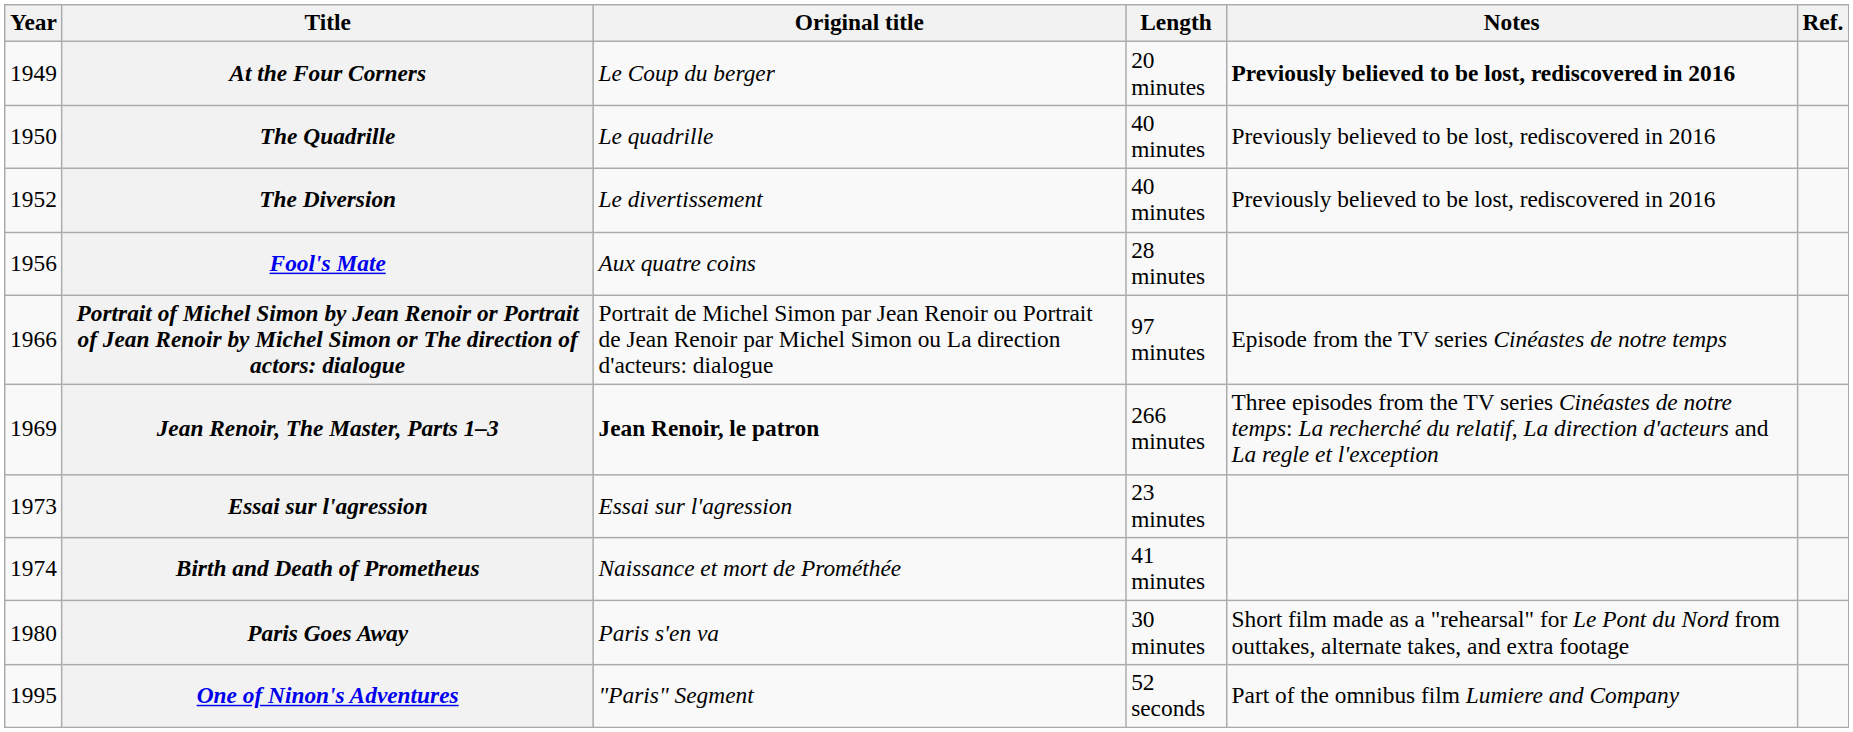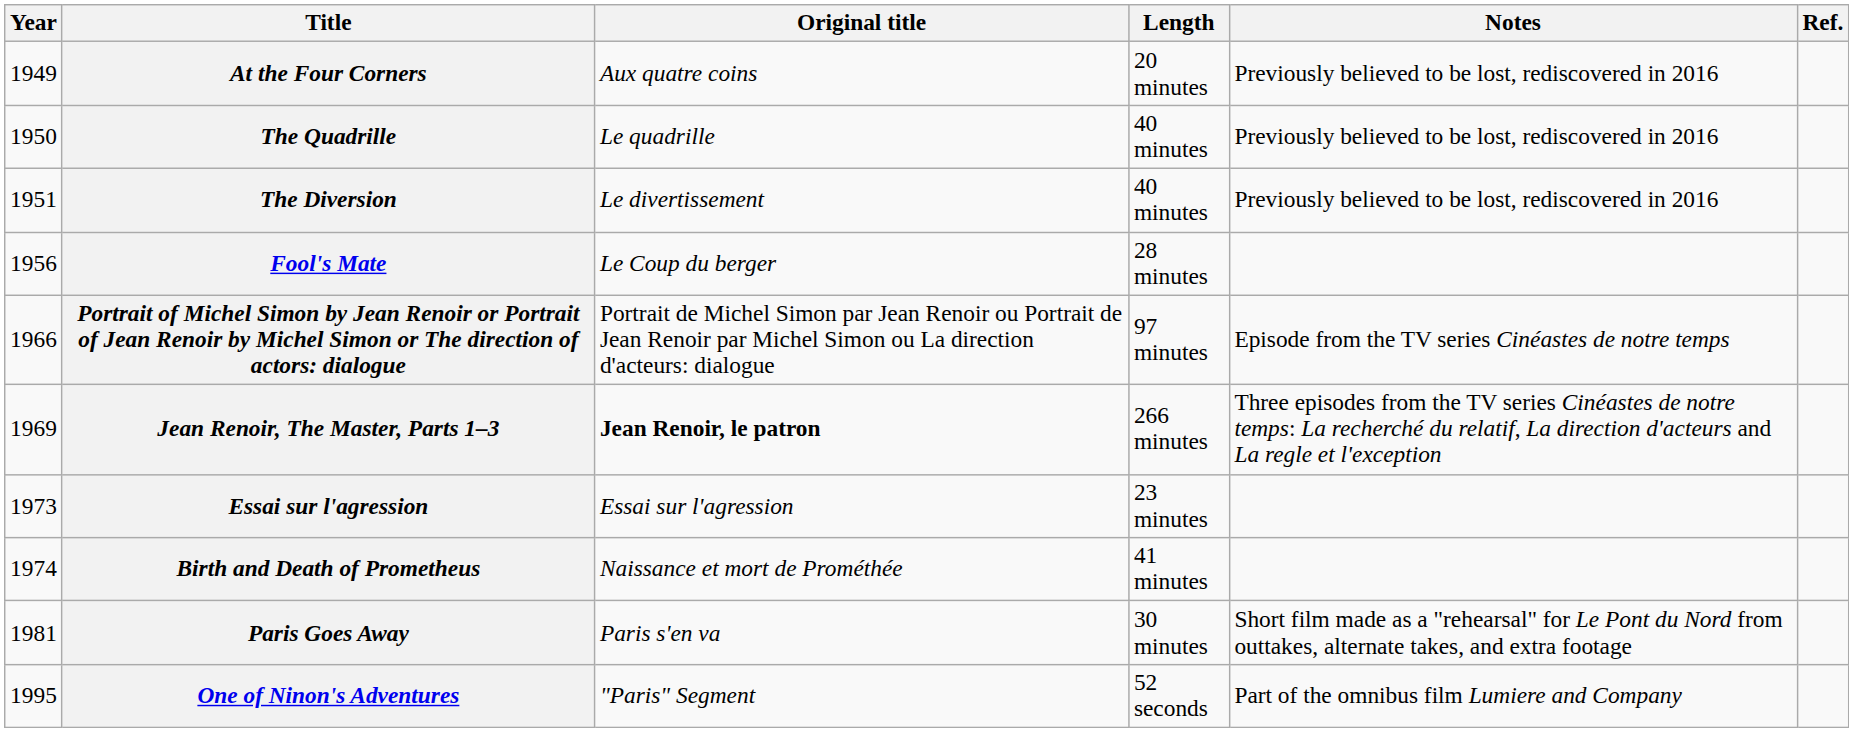(687, 73) Le Coup du berger -> (679, 73) Aux quatre coins
(1483, 73) bold -> (1476, 73) normal
(33, 199) 1952 -> (33, 199) 1951
(677, 263) Aux quatre coins -> (688, 263) Le Coup du berger
(33, 632) 1980 -> (33, 632) 1981
